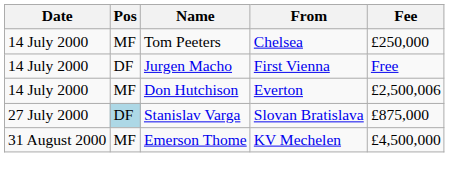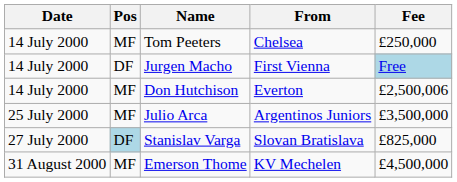(385, 66) no background -> (392, 66) lightblue background
+ row: (176, 115)
(400, 115) £875,000 -> (408, 139) £825,000
